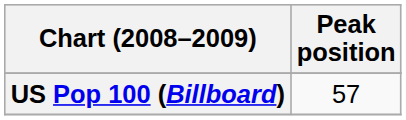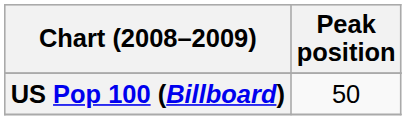(346, 93) 57 -> (346, 93) 50
